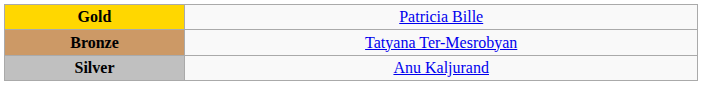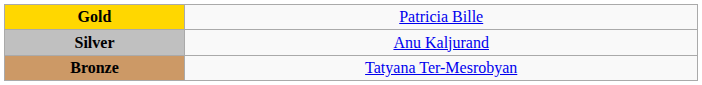rows swapped: (95, 67) <-> (95, 42)
